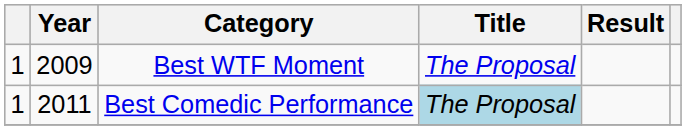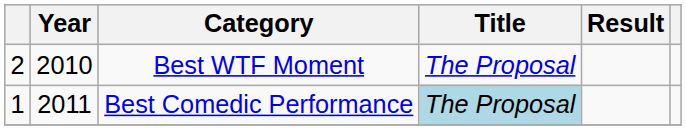(18, 64) 1 -> (18, 64) 2
(64, 64) 2009 -> (64, 64) 2010
